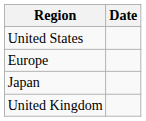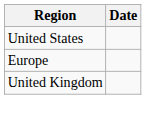- row: (24, 82)
